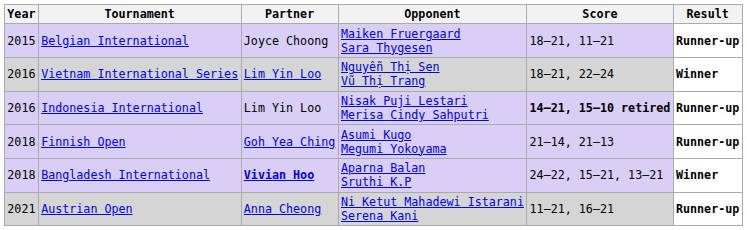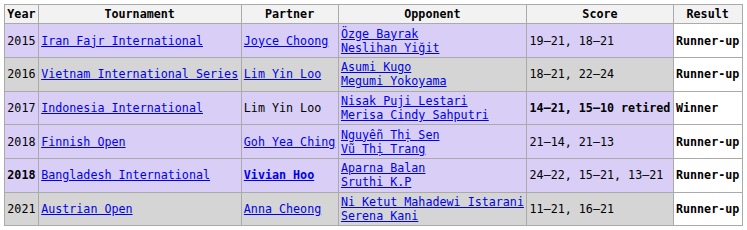+ row: (122, 41)
- row: (115, 41)
(390, 74) Nguyễn Thị Sen Vũ Thị Trang -> (394, 74) Asumi Kugo Megumi Yokoyama
(697, 74) Winner -> (708, 74) Runner-up
(21, 108) 2016 -> (21, 108) 2017
(708, 108) Runner-up -> (697, 108) Winner
(394, 142) Asumi Kugo Megumi Yokoyama -> (390, 142) Nguyễn Thị Sen Vũ Thị Trang
(21, 175) normal -> (21, 175) bold
(697, 175) Winner -> (708, 175) Runner-up
